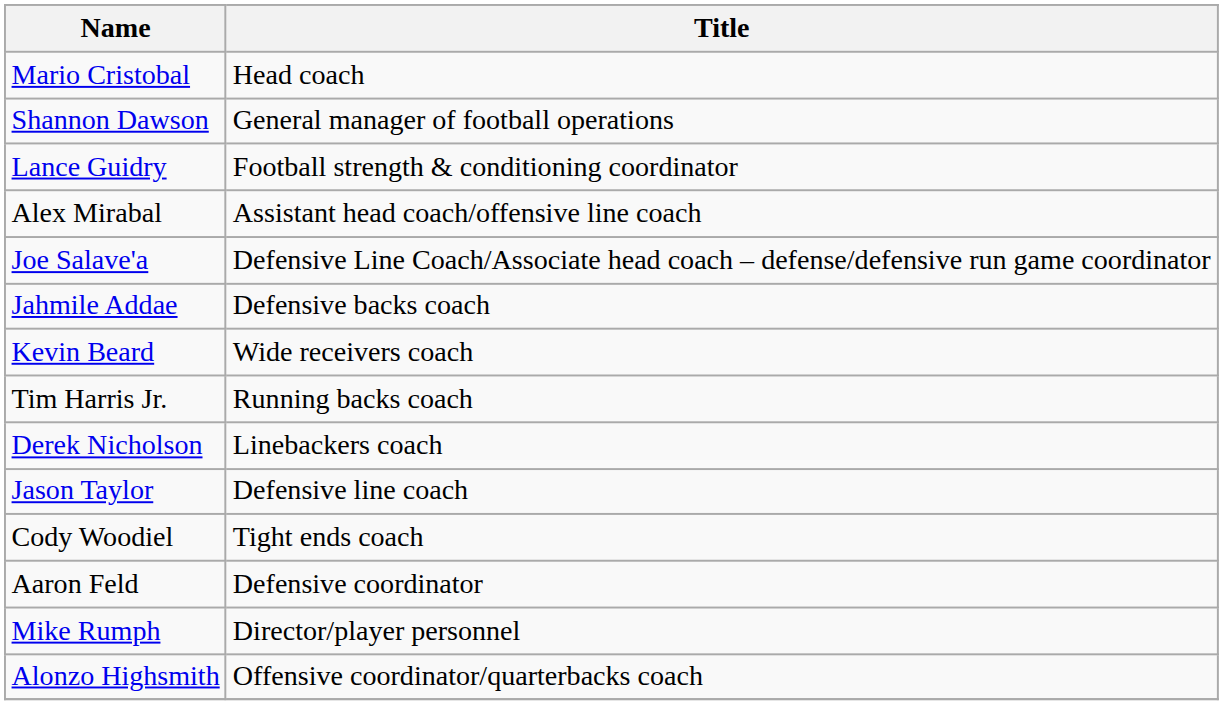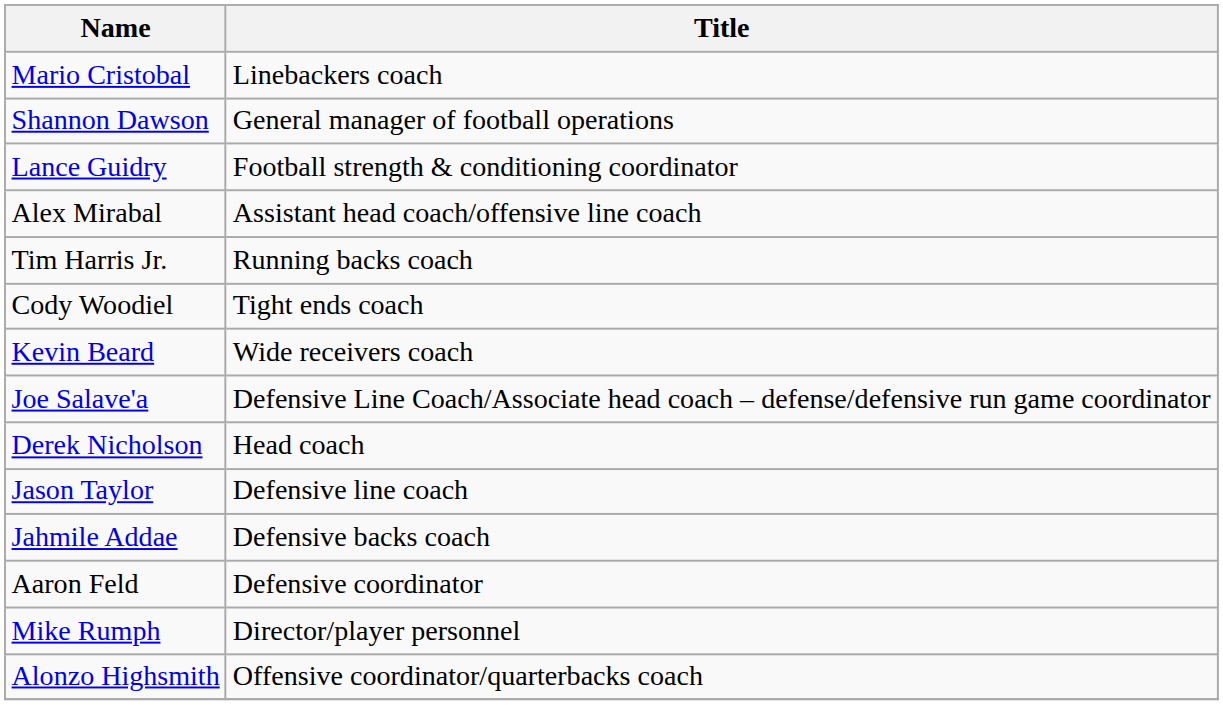(299, 74) Head coach -> (338, 74) Linebackers coach
rows swapped: (80, 259) <-> (89, 398)
rows swapped: (95, 305) <-> (92, 537)
(338, 444) Linebackers coach -> (299, 444) Head coach
